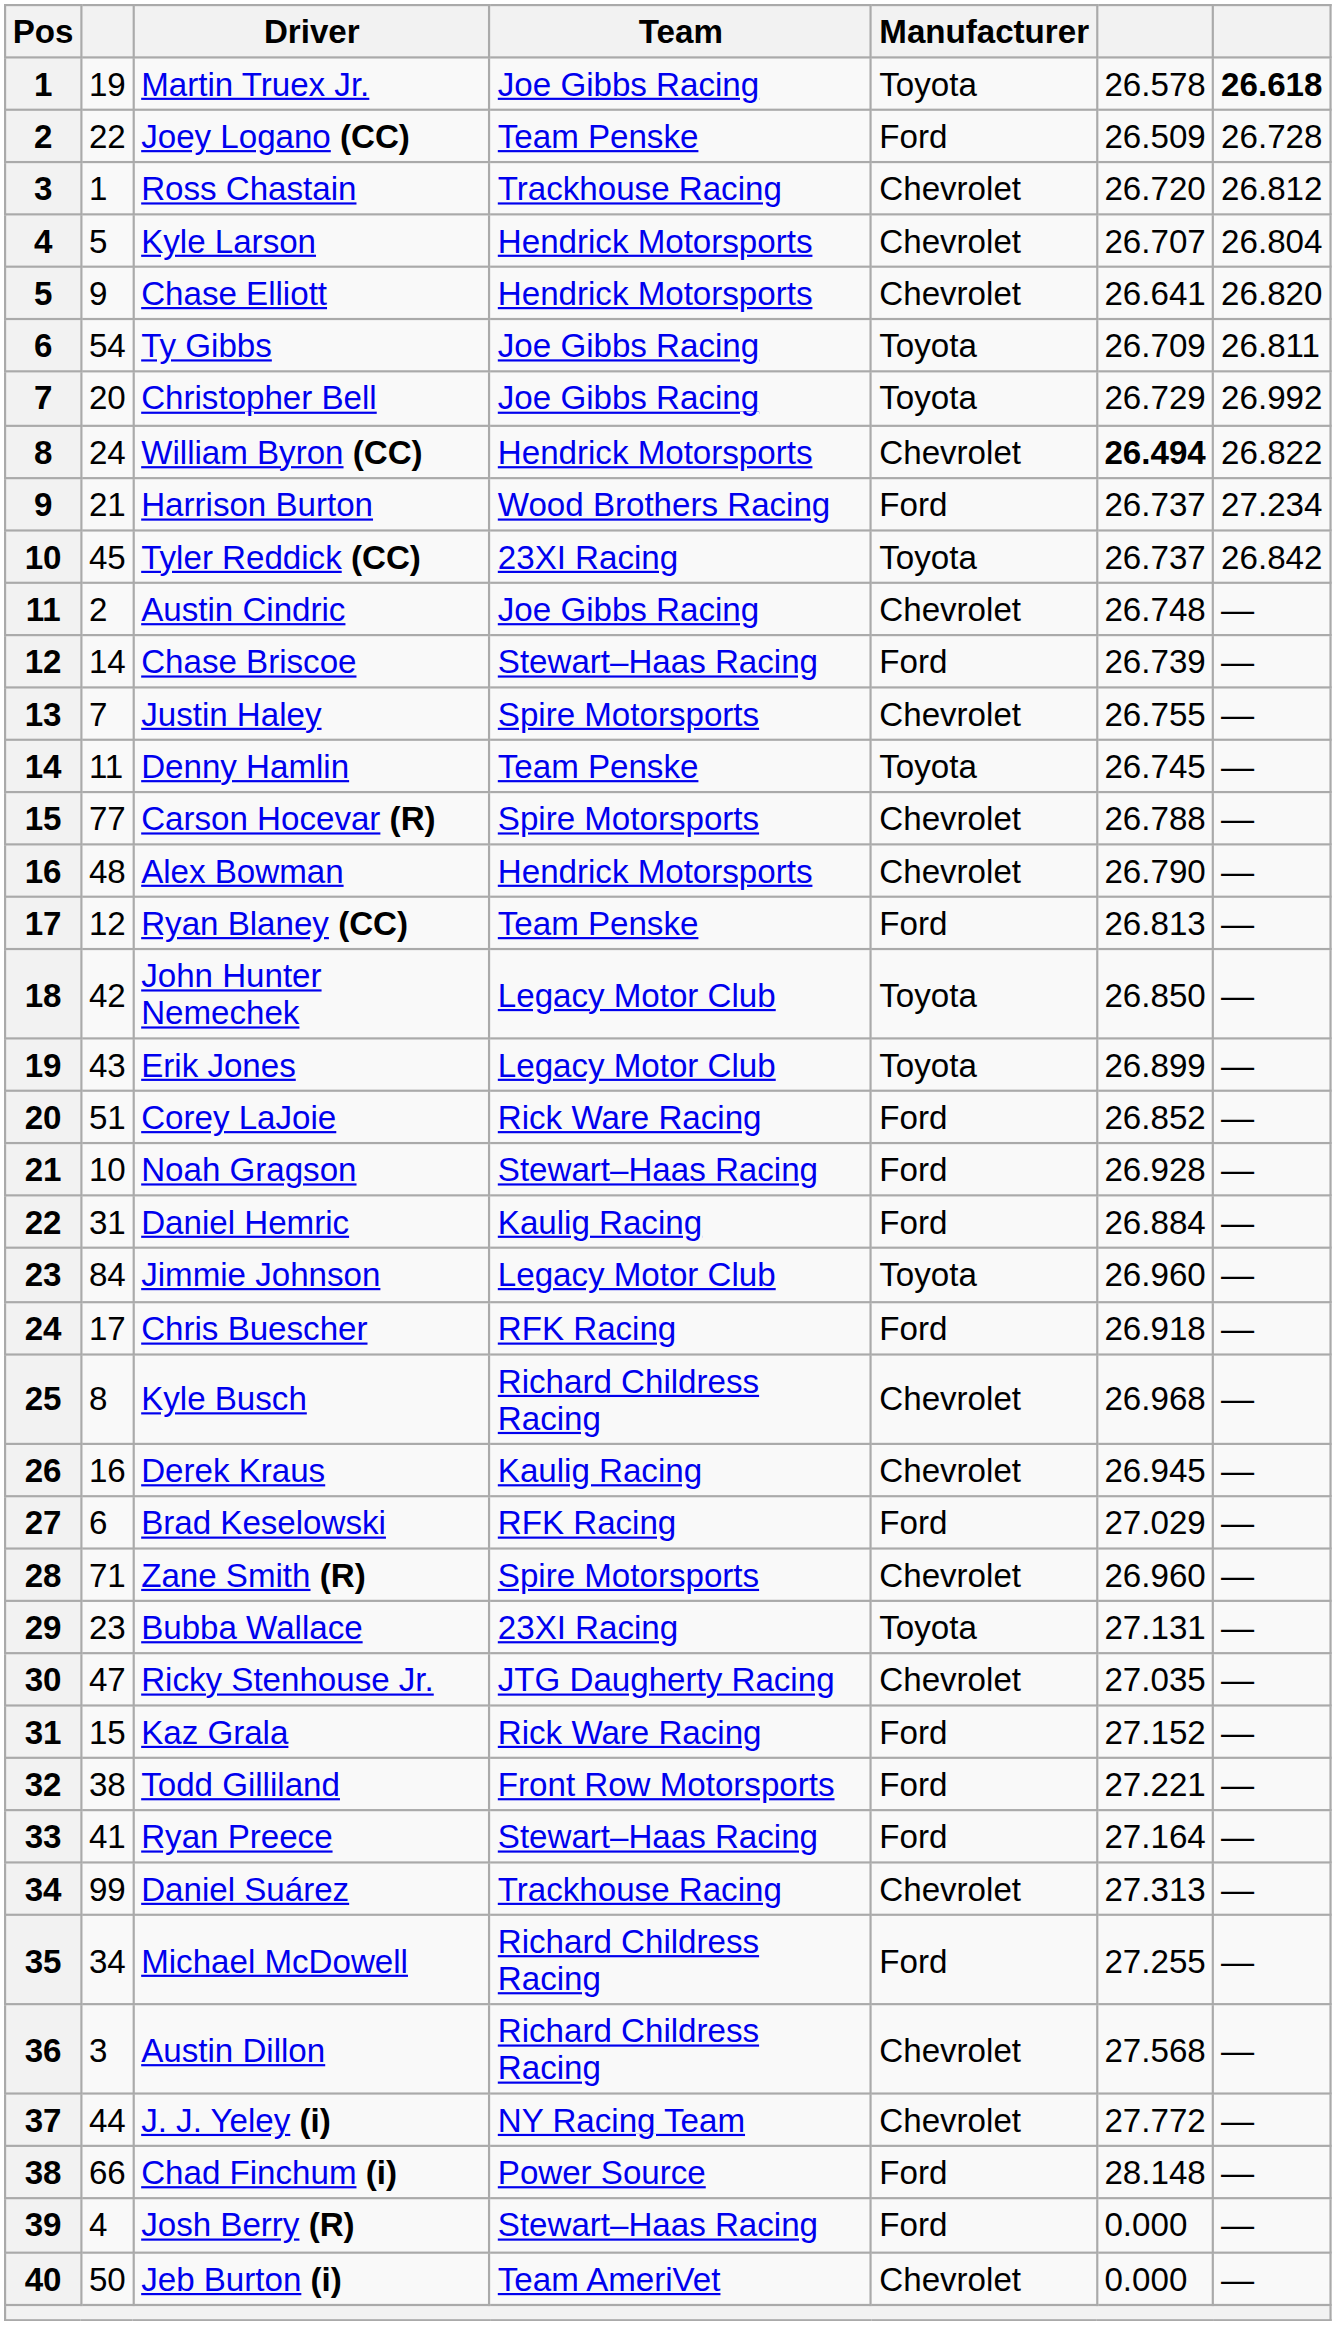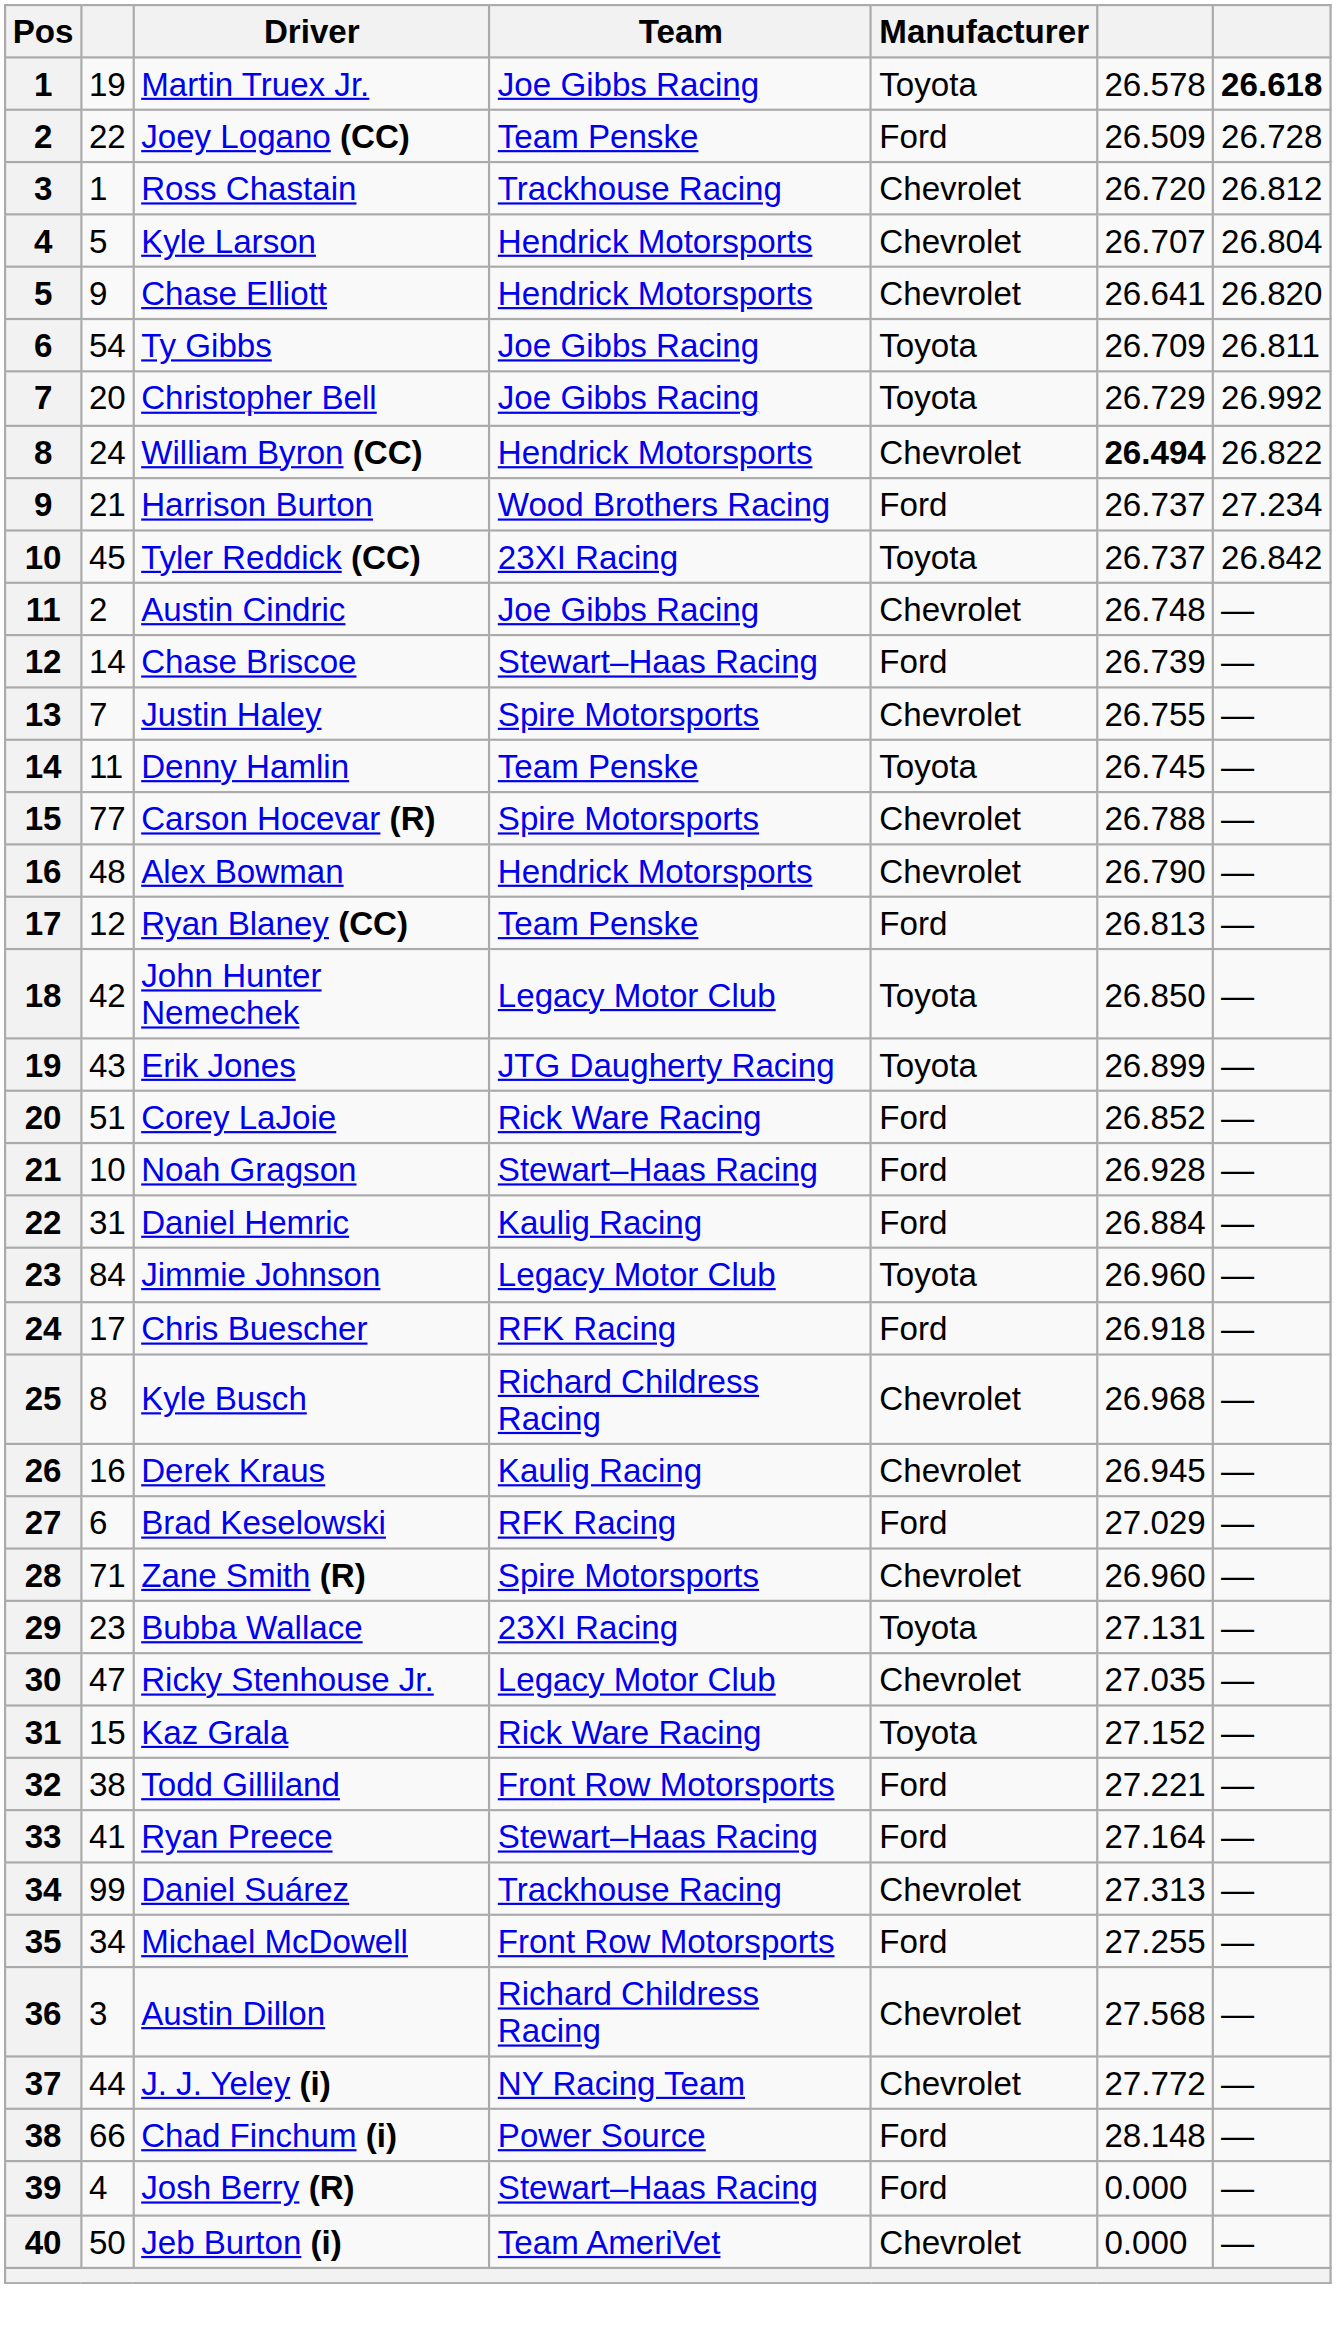(637, 1065) Legacy Motor Club -> (666, 1065) JTG Daugherty Racing
(666, 1679) JTG Daugherty Racing -> (637, 1679) Legacy Motor Club
(913, 1732) Ford -> (928, 1732) Toyota
(628, 1960) Richard Childress Racing -> (666, 1942) Front Row Motorsports
